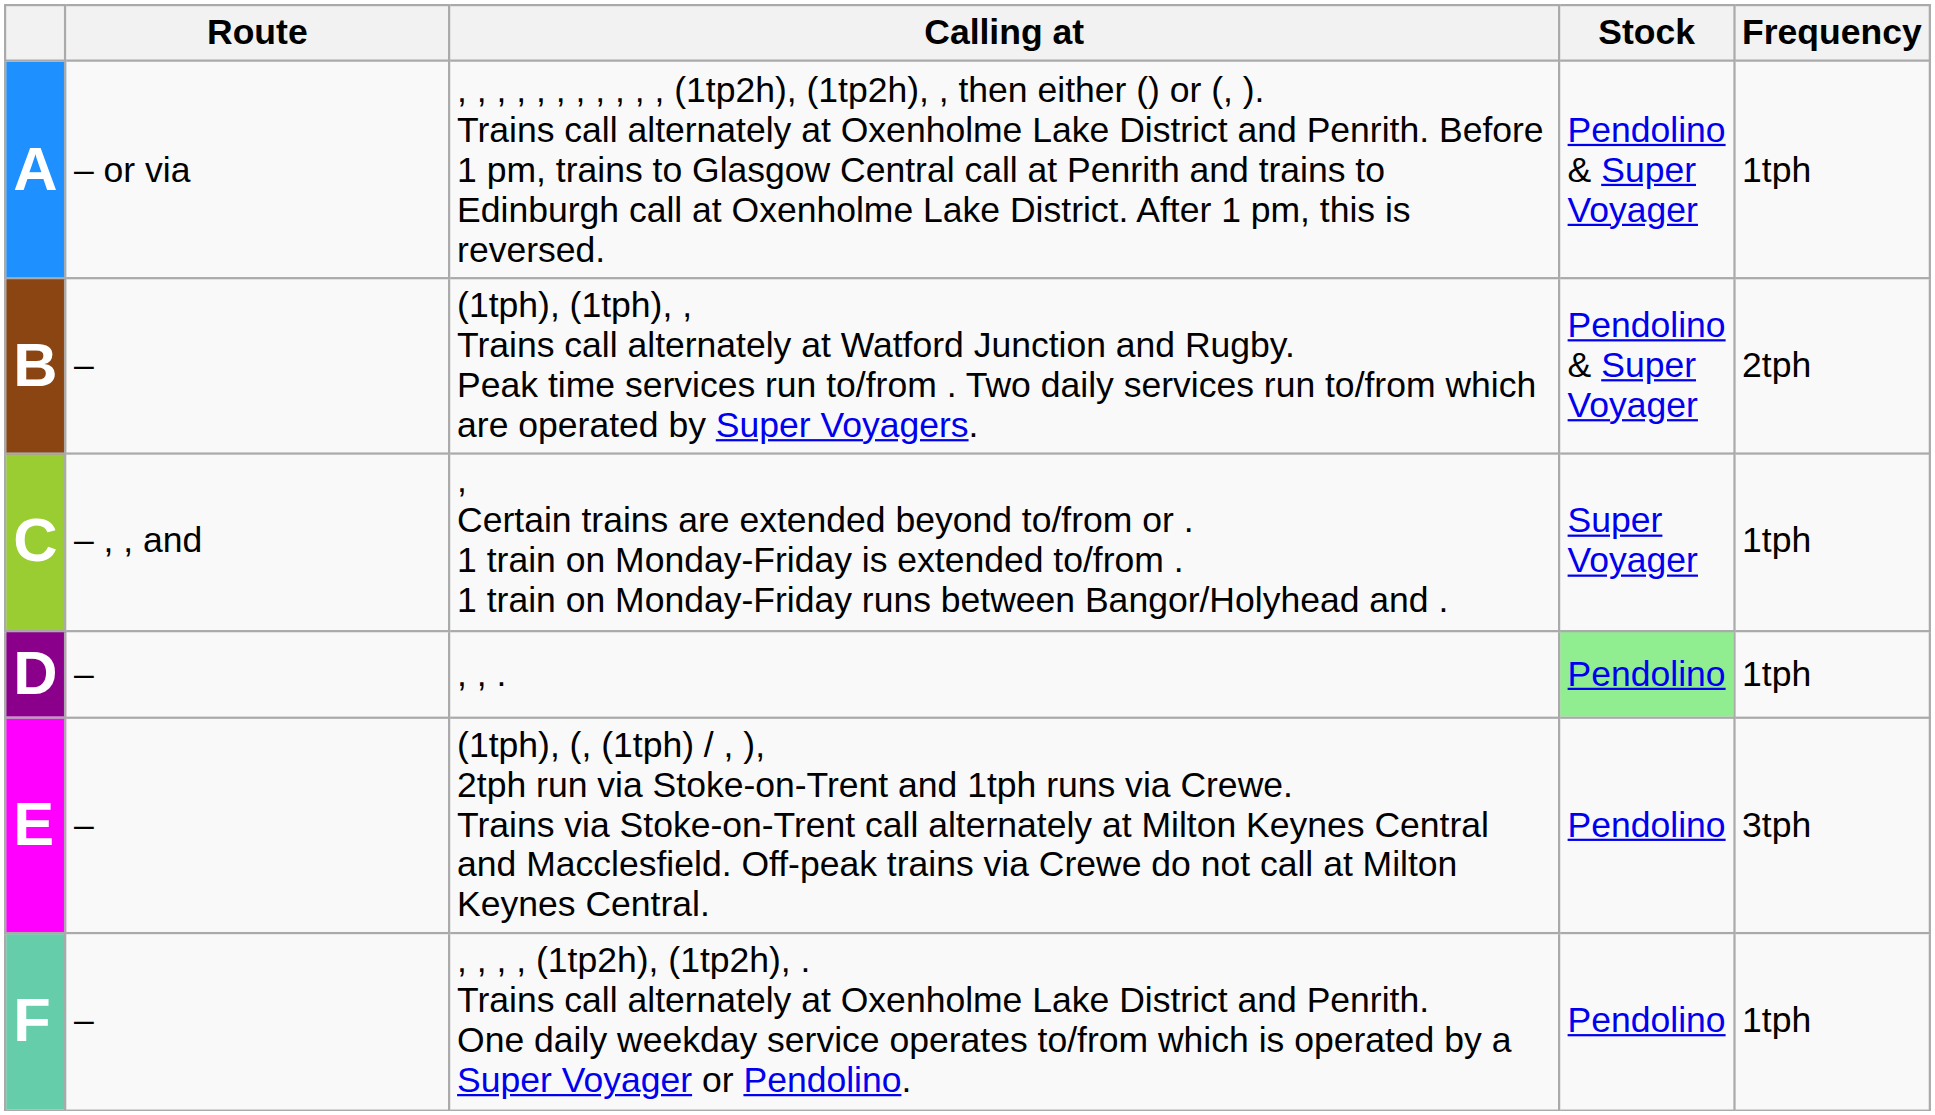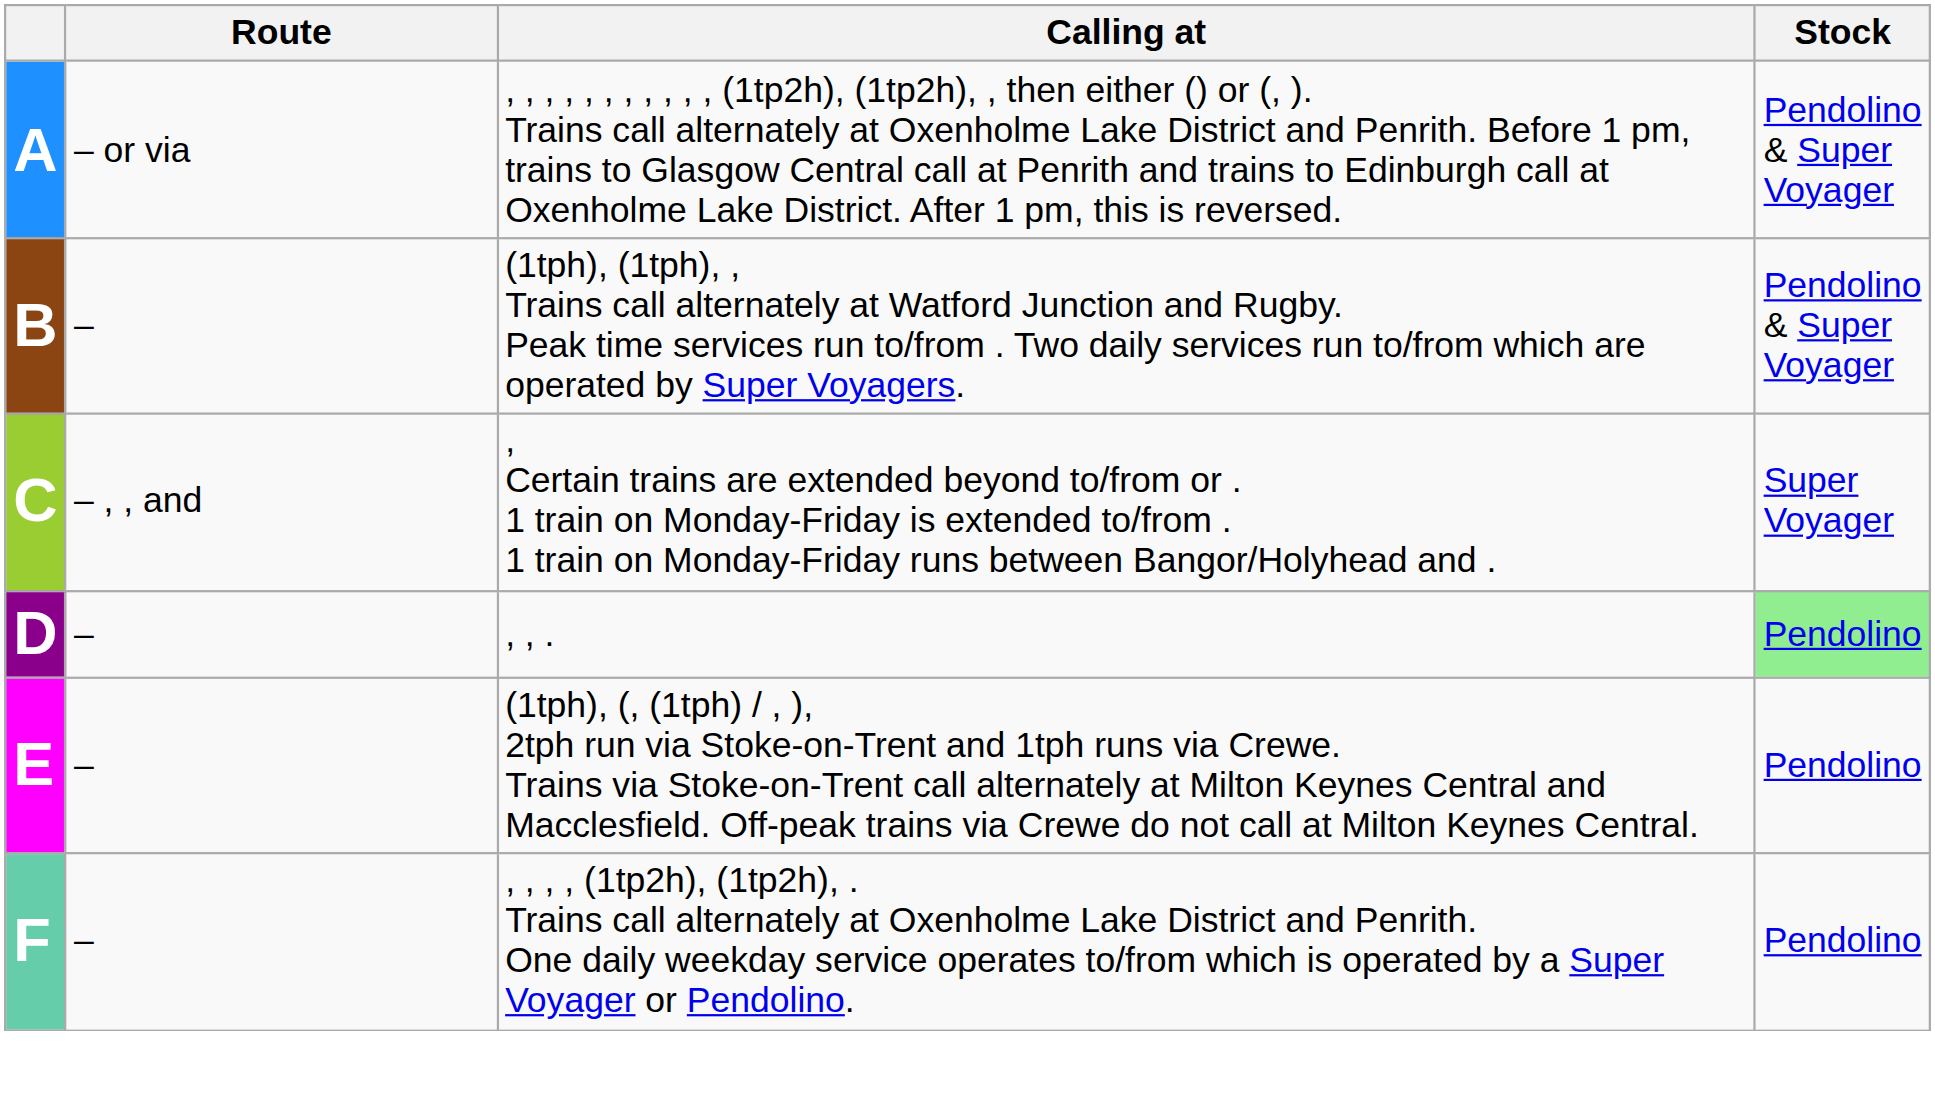- column: (1832, 32)
